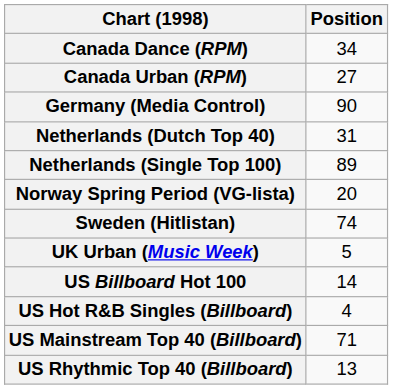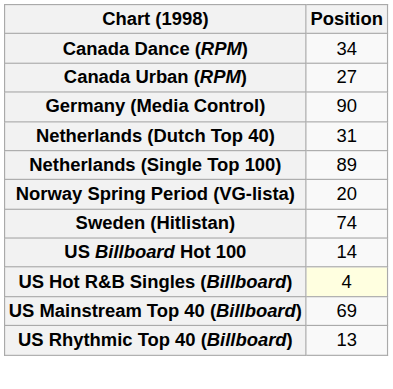- row: (155, 252)
(347, 310) no background -> (347, 281) lightyellow background
(347, 340) 71 -> (347, 310) 69
